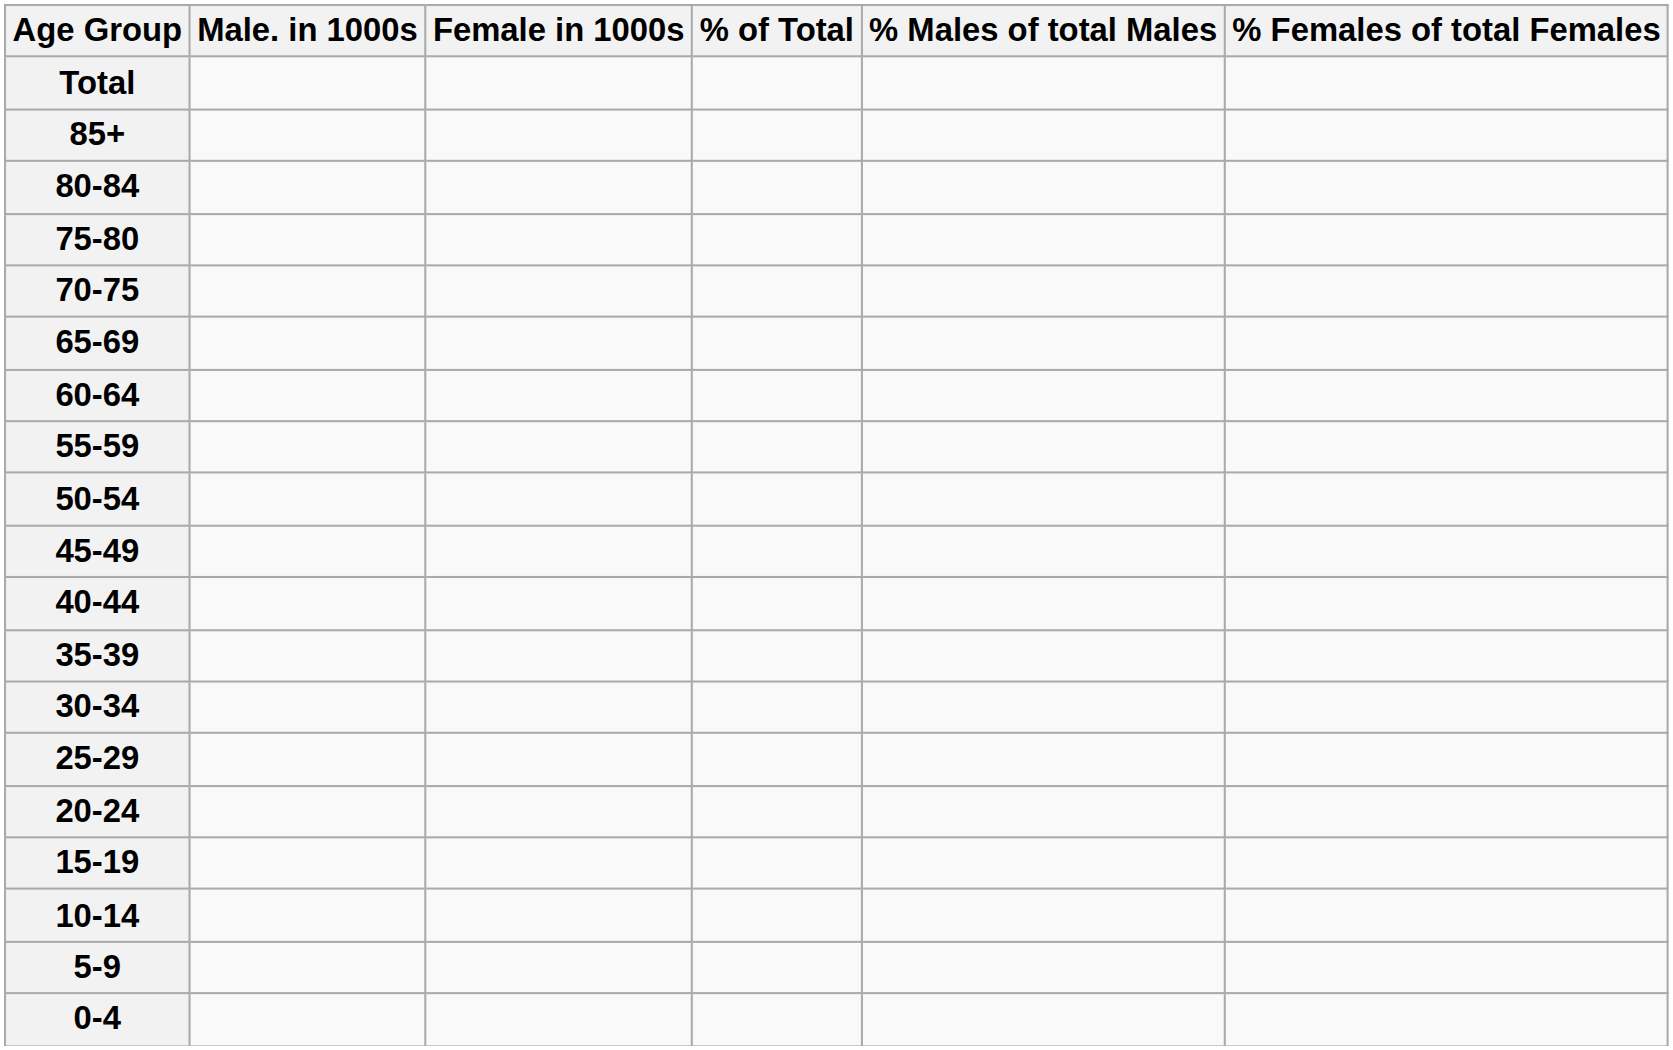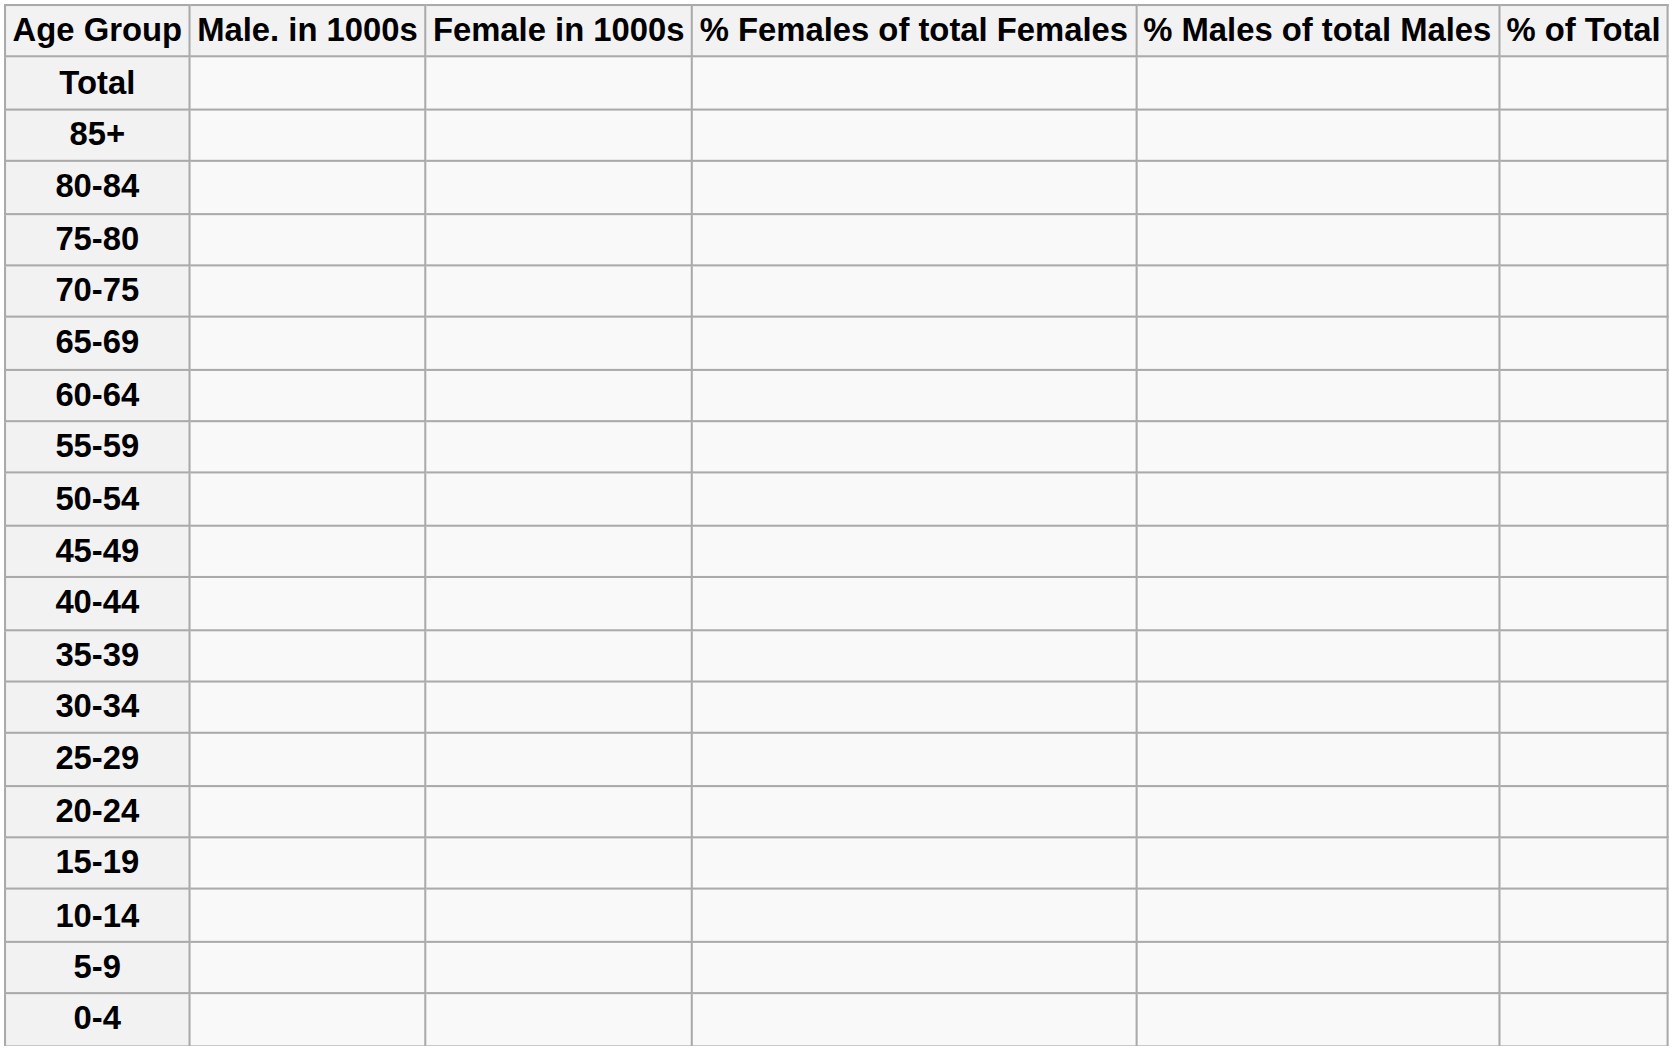columns swapped: (777, 30) <-> (1447, 30)
